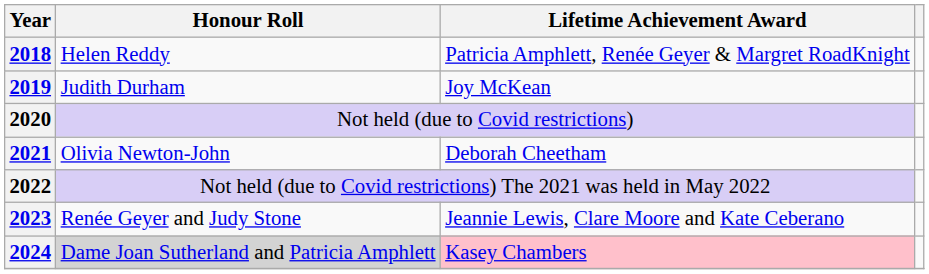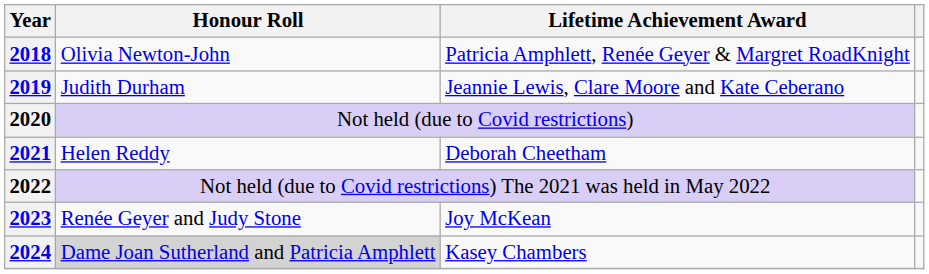(115, 53) Helen Reddy -> (145, 53) Olivia Newton-John
(498, 86) Joy McKean -> (645, 86) Jeannie Lewis, Clare Moore and Kate Ceberano
(145, 152) Olivia Newton-John -> (115, 152) Helen Reddy
(645, 218) Jeannie Lewis, Clare Moore and Kate Ceberano -> (498, 218) Joy McKean
(516, 251) pink background -> (516, 251) no background
